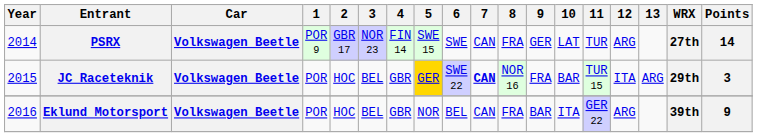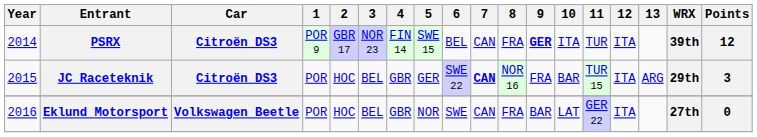(237, 43) Volkswagen Beetle -> (237, 43) Citroën DS3
(456, 43) SWE -> (456, 43) BEL
(541, 43) normal -> (541, 43) bold
(569, 43) LAT -> (569, 43) ITA
(625, 43) ARG -> (625, 43) ITA
(684, 43) 27th -> (684, 43) 39th
(727, 43) 14 -> (727, 43) 12
(237, 78) Volkswagen Beetle -> (237, 78) Citroën DS3
(428, 78) gold background -> (428, 78) no background
(456, 113) BEL -> (456, 113) SWE
(569, 113) ITA -> (569, 113) LAT
(625, 113) ARG -> (625, 113) ITA
(684, 113) 39th -> (684, 113) 27th
(727, 113) 9 -> (727, 113) 0
